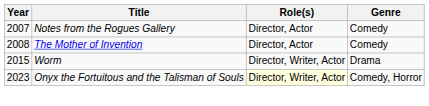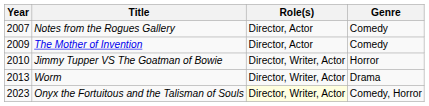(18, 45) 2008 -> (18, 45) 2009
+ row: (128, 61)
(18, 61) 2015 -> (18, 77) 2013
